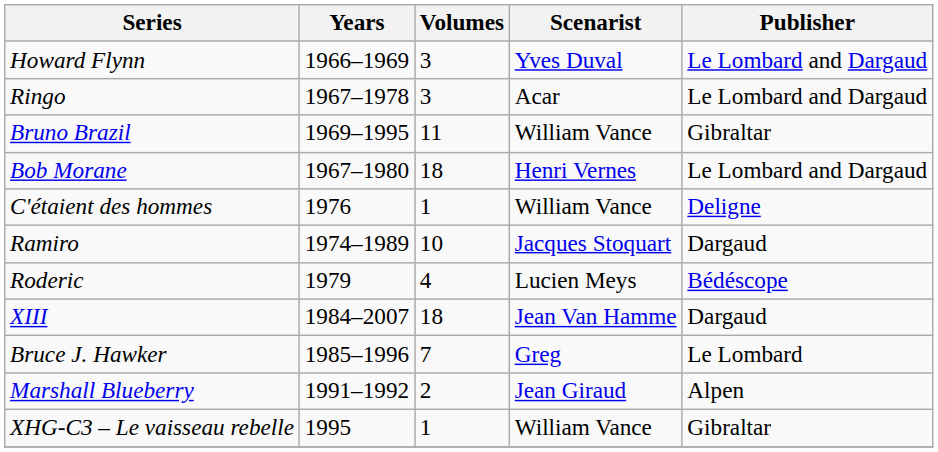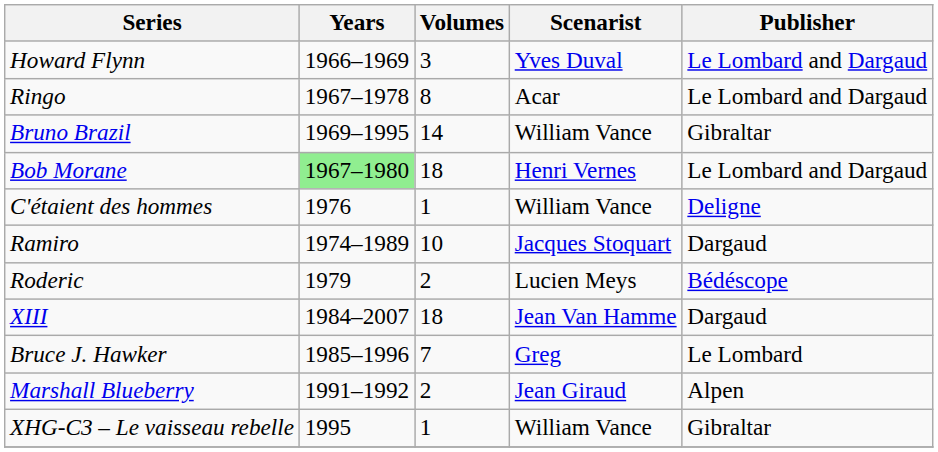(426, 96) 3 -> (426, 96) 8
(431, 133) 11 -> (431, 133) 14
(357, 170) no background -> (357, 170) lightgreen background
(426, 280) 4 -> (426, 280) 2
